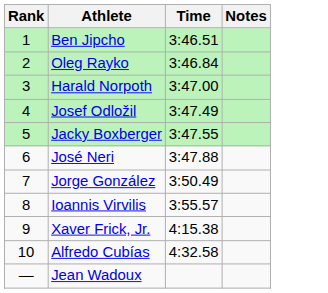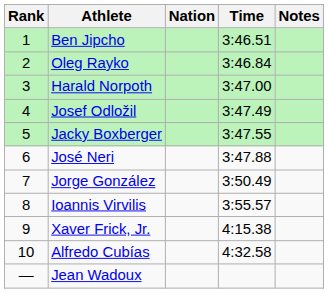+ column: (192, 16)
